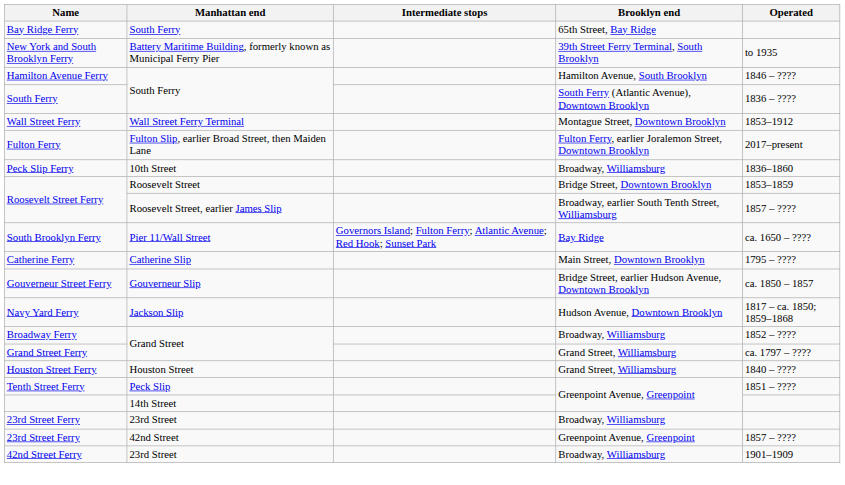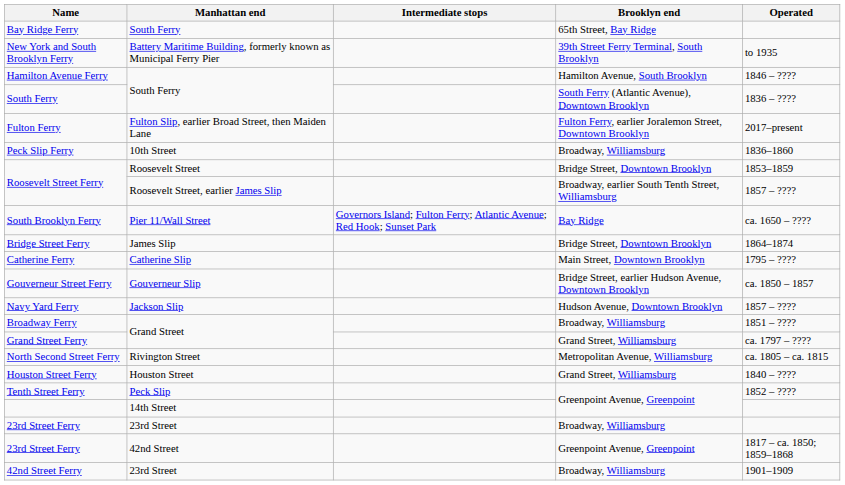- row: (44, 122)
+ row: (48, 243)
(781, 312) 1817 – ca. 1850; 1859–1868 -> (770, 306) 1857 – ????
(770, 335) 1852 – ???? -> (770, 323) 1851 – ????
+ row: (63, 357)
(770, 386) 1851 – ???? -> (770, 391) 1852 – ????
(770, 437) 1857 – ???? -> (781, 448) 1817 – ca. 1850; 1859–1868
